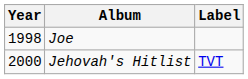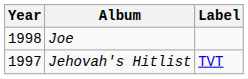(25, 62) 2000 -> (25, 62) 1997
